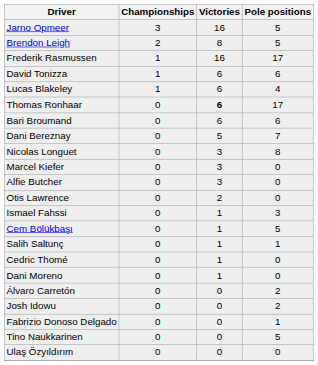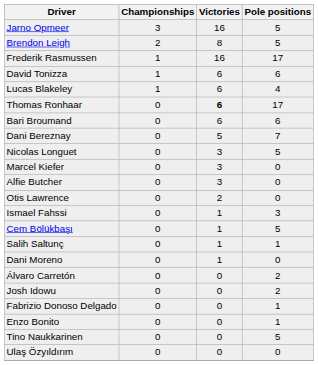(278, 151) 8 -> (278, 151) 5
- row: (37, 259)
+ row: (33, 321)
